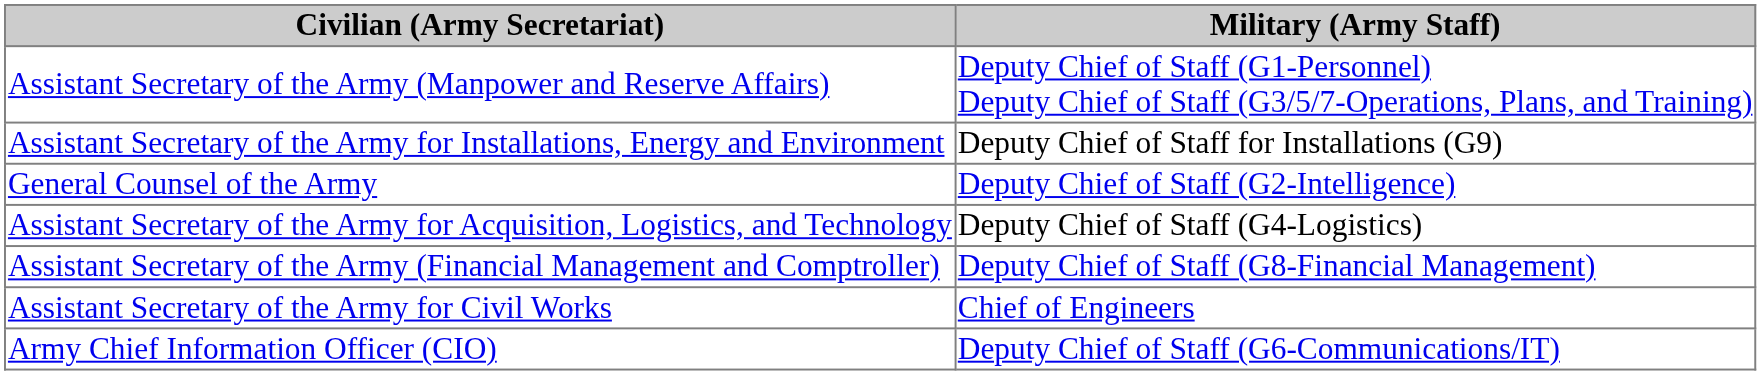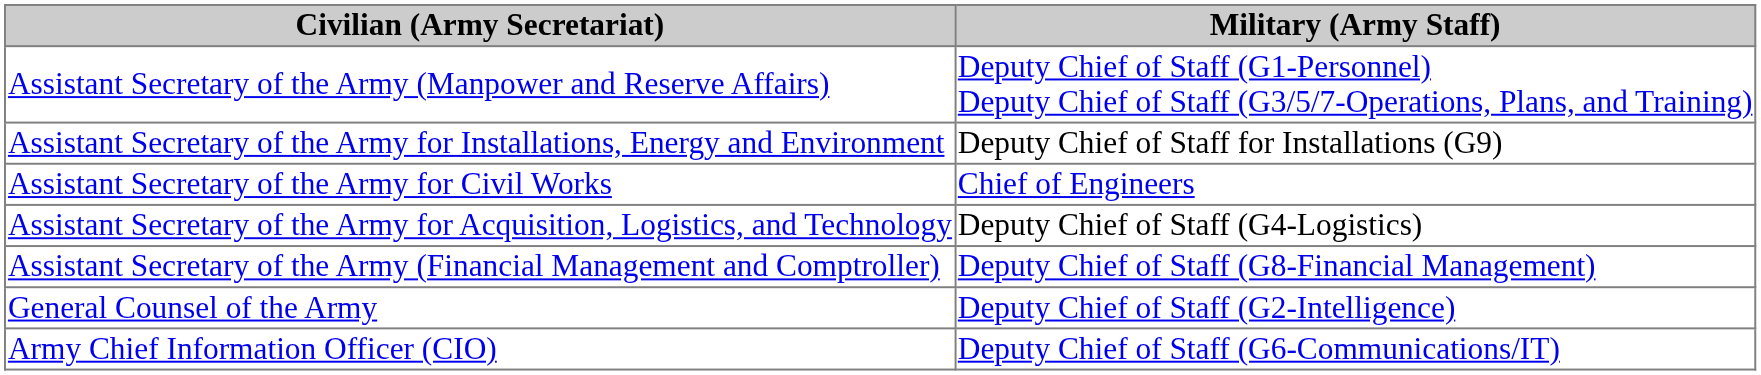rows swapped: (310, 307) <-> (193, 183)
